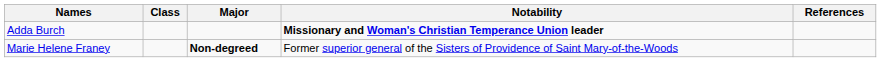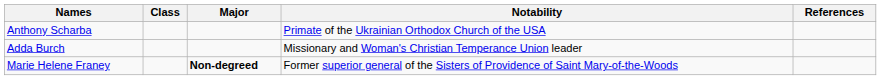+ row: (49, 30)
(444, 30) bold -> (433, 48) normal
